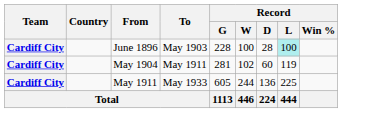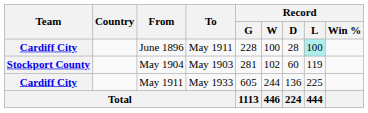(185, 47) May 1903 -> (211, 47) May 1911
(35, 64) Cardiff City -> (48, 64) Stockport County
(185, 64) May 1911 -> (211, 64) May 1903
